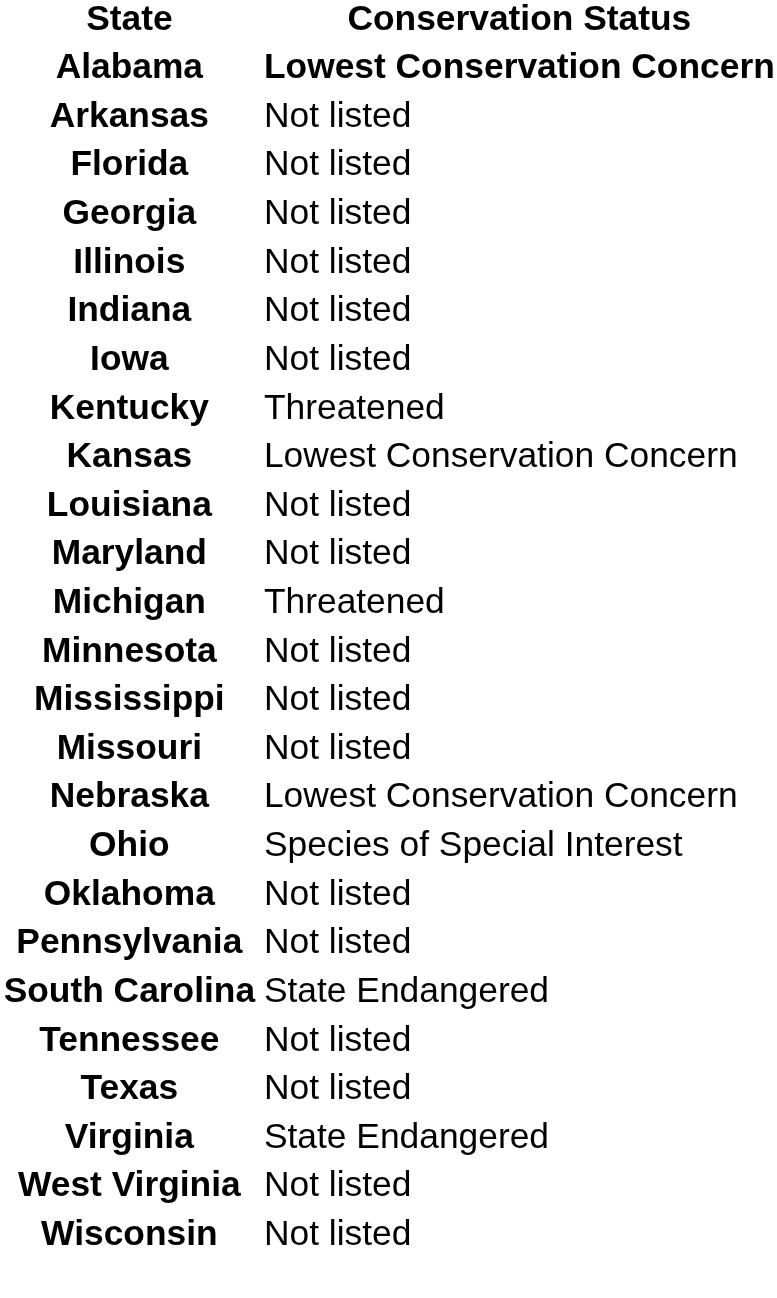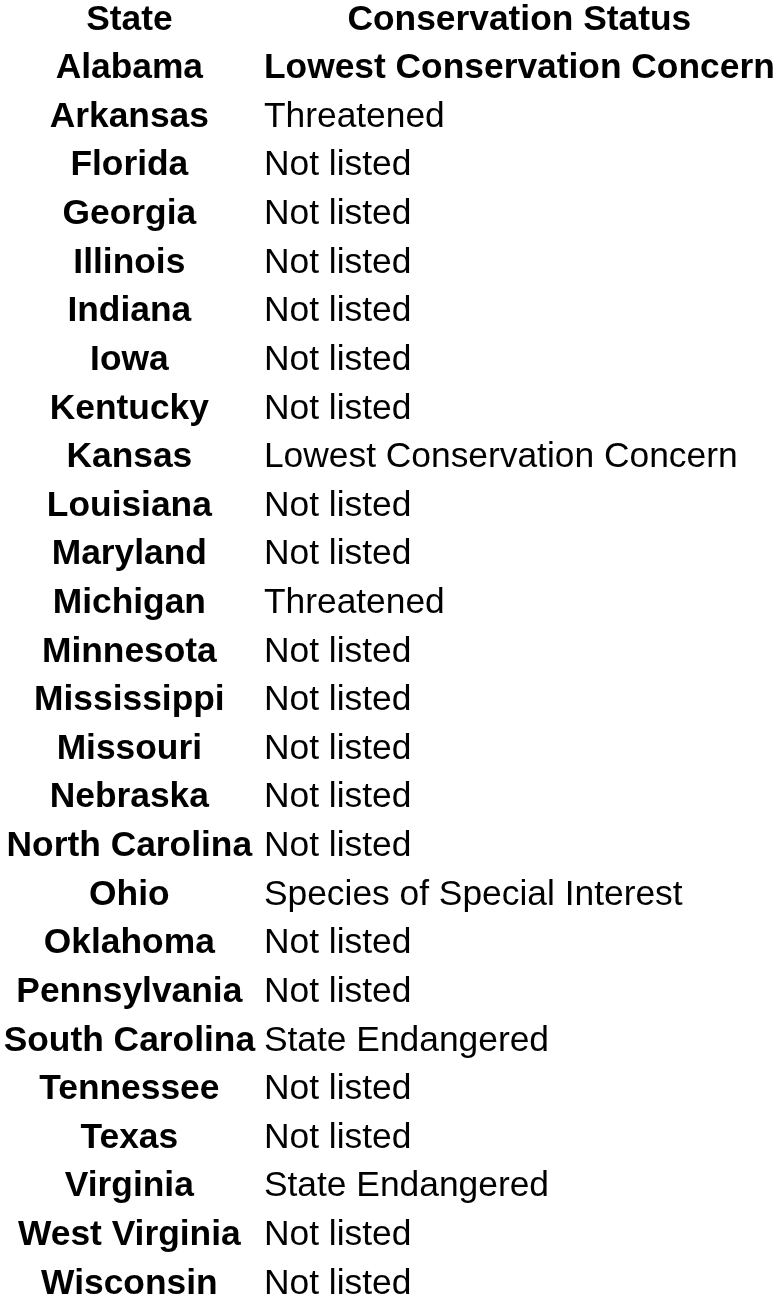(338, 115) Not listed -> (354, 115) Threatened
(354, 406) Threatened -> (338, 406) Not listed
(501, 795) Lowest Conservation Concern -> (338, 795) Not listed
+ row: (129, 844)
